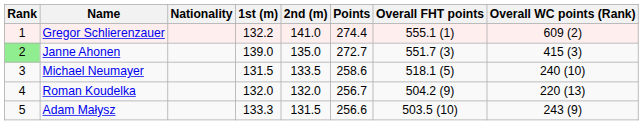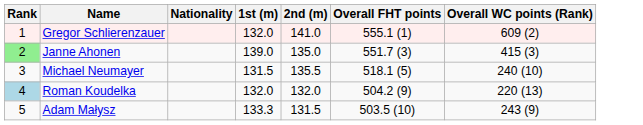- column: (352, 14)
(258, 33) 132.2 -> (258, 33) 132.0
(306, 71) 133.5 -> (306, 71) 135.5
(22, 91) no background -> (22, 91) lightblue background
